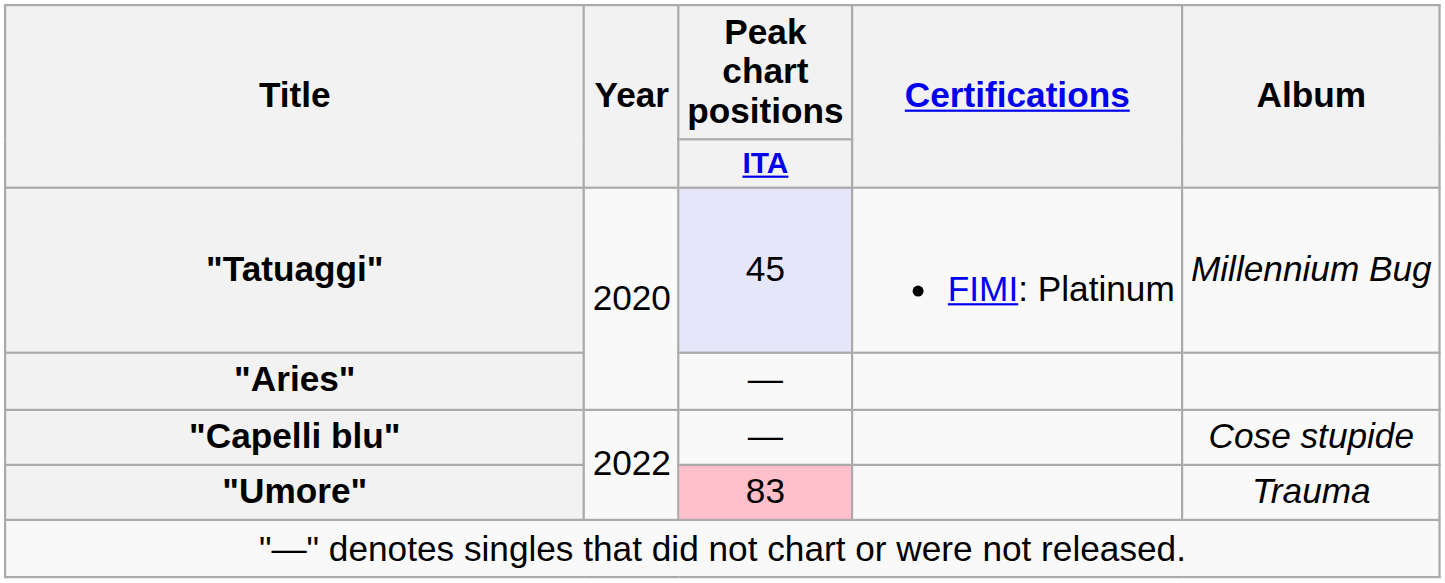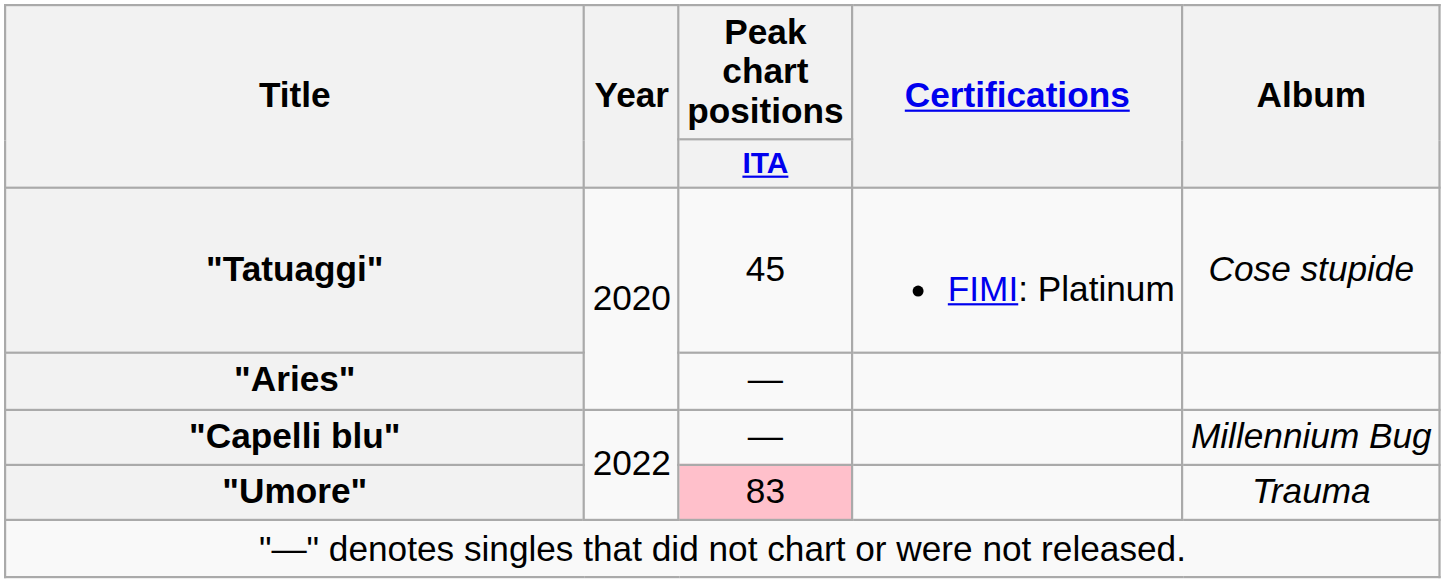(765, 269) lavender background -> (765, 269) no background
(1311, 269) Millennium Bug -> (1311, 269) Cose stupide
(1311, 436) Cose stupide -> (1311, 436) Millennium Bug
